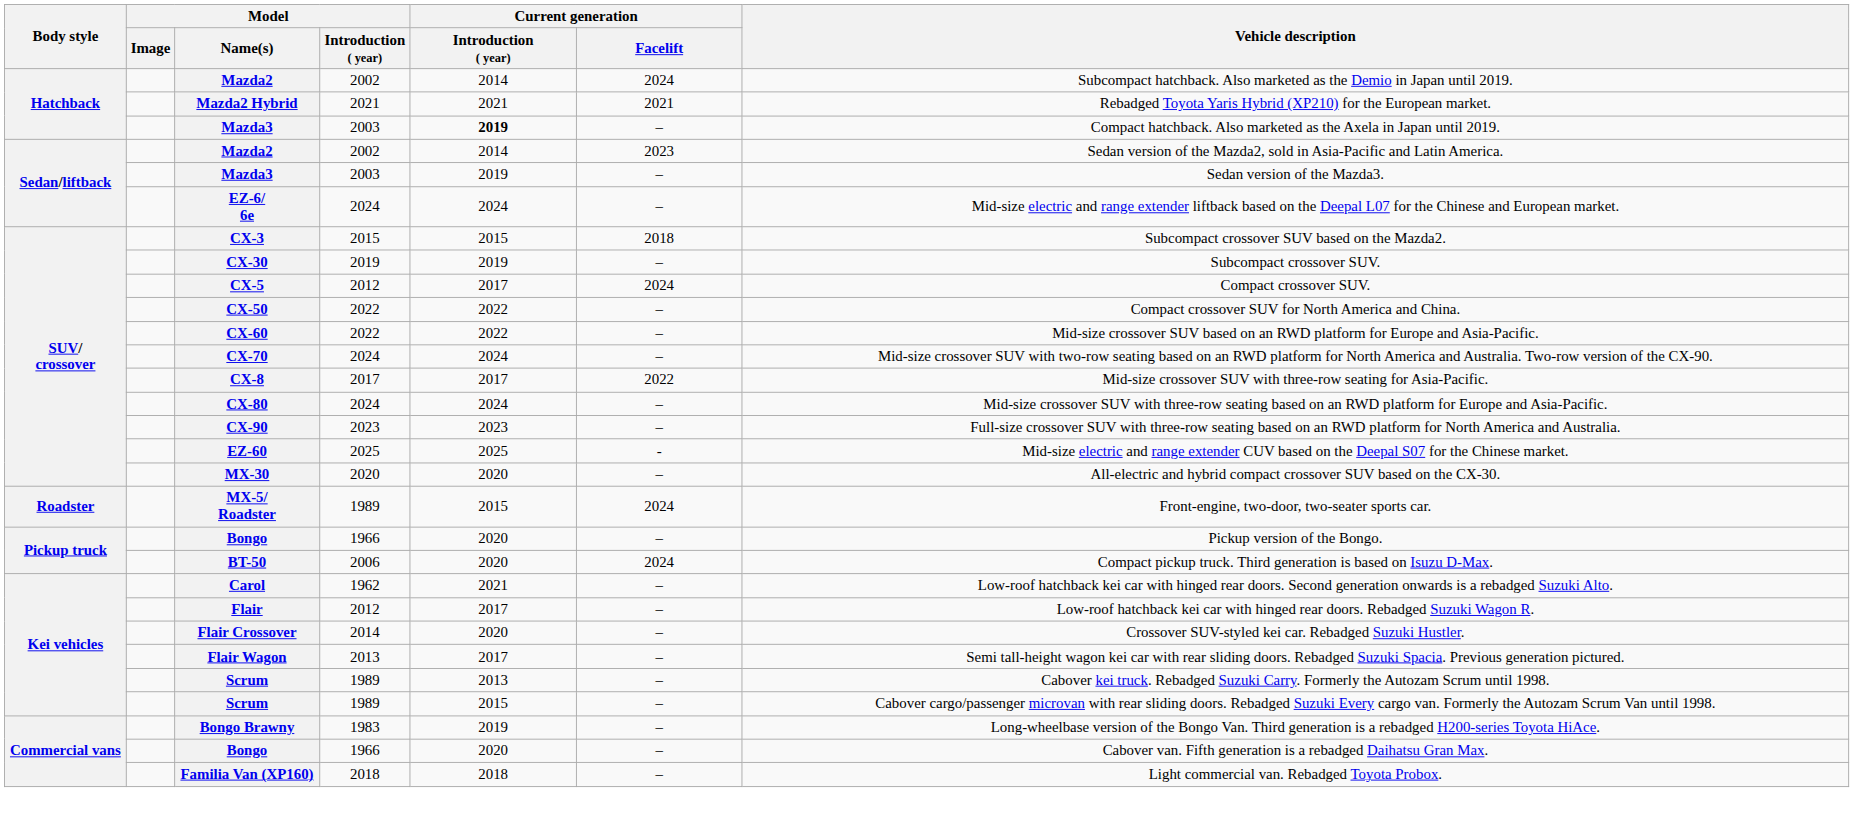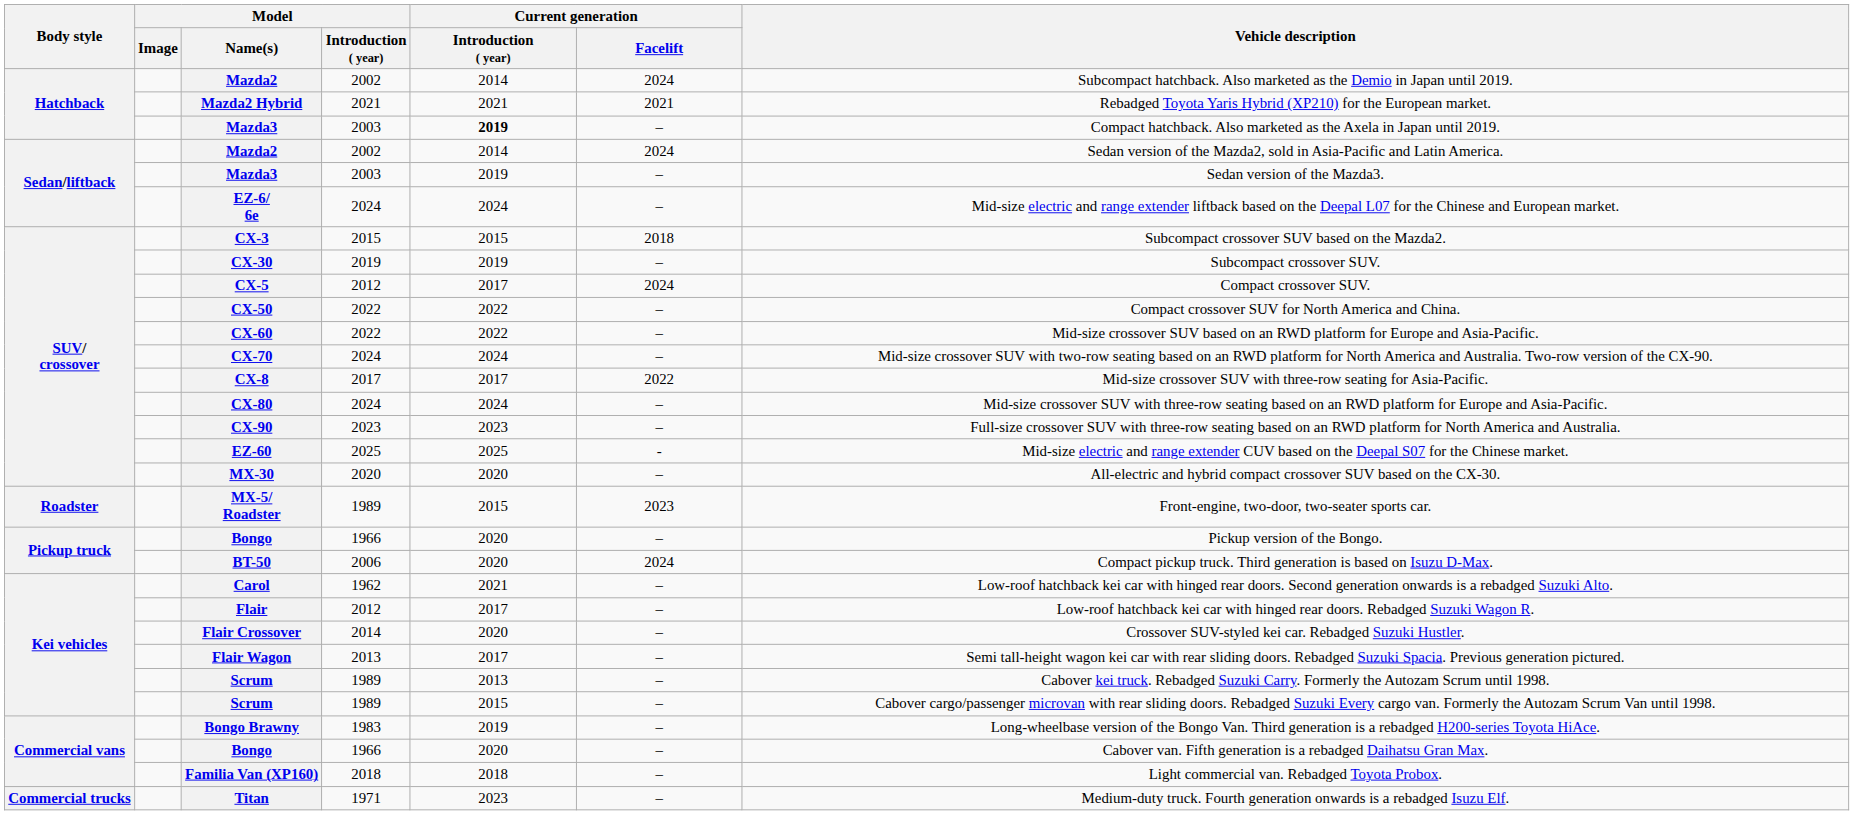(659, 151) 2023 -> (659, 151) 2024
(659, 506) 2024 -> (659, 506) 2023
+ row: (69, 798)
